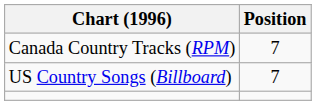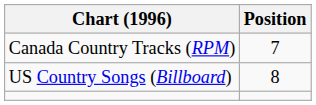(275, 76) 7 -> (275, 76) 8
